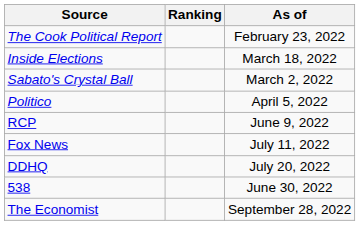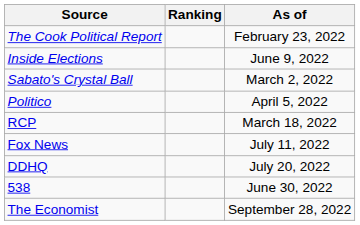(290, 58) March 18, 2022 -> (290, 58) June 9, 2022
(290, 123) June 9, 2022 -> (290, 123) March 18, 2022
